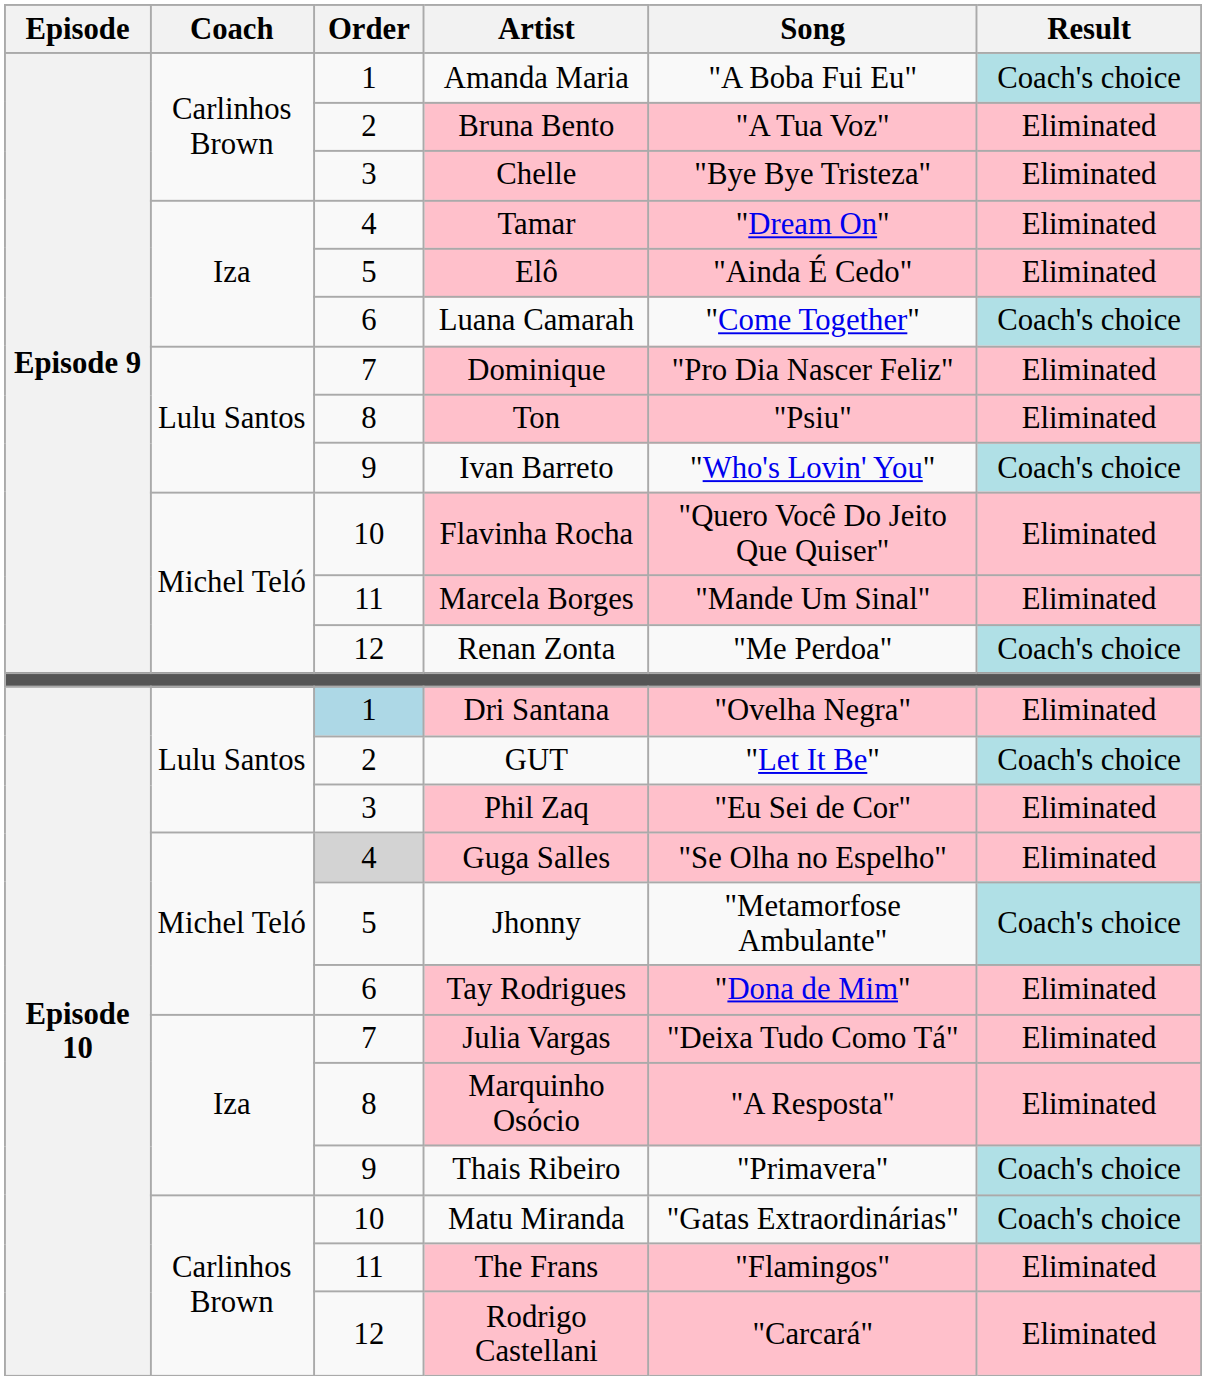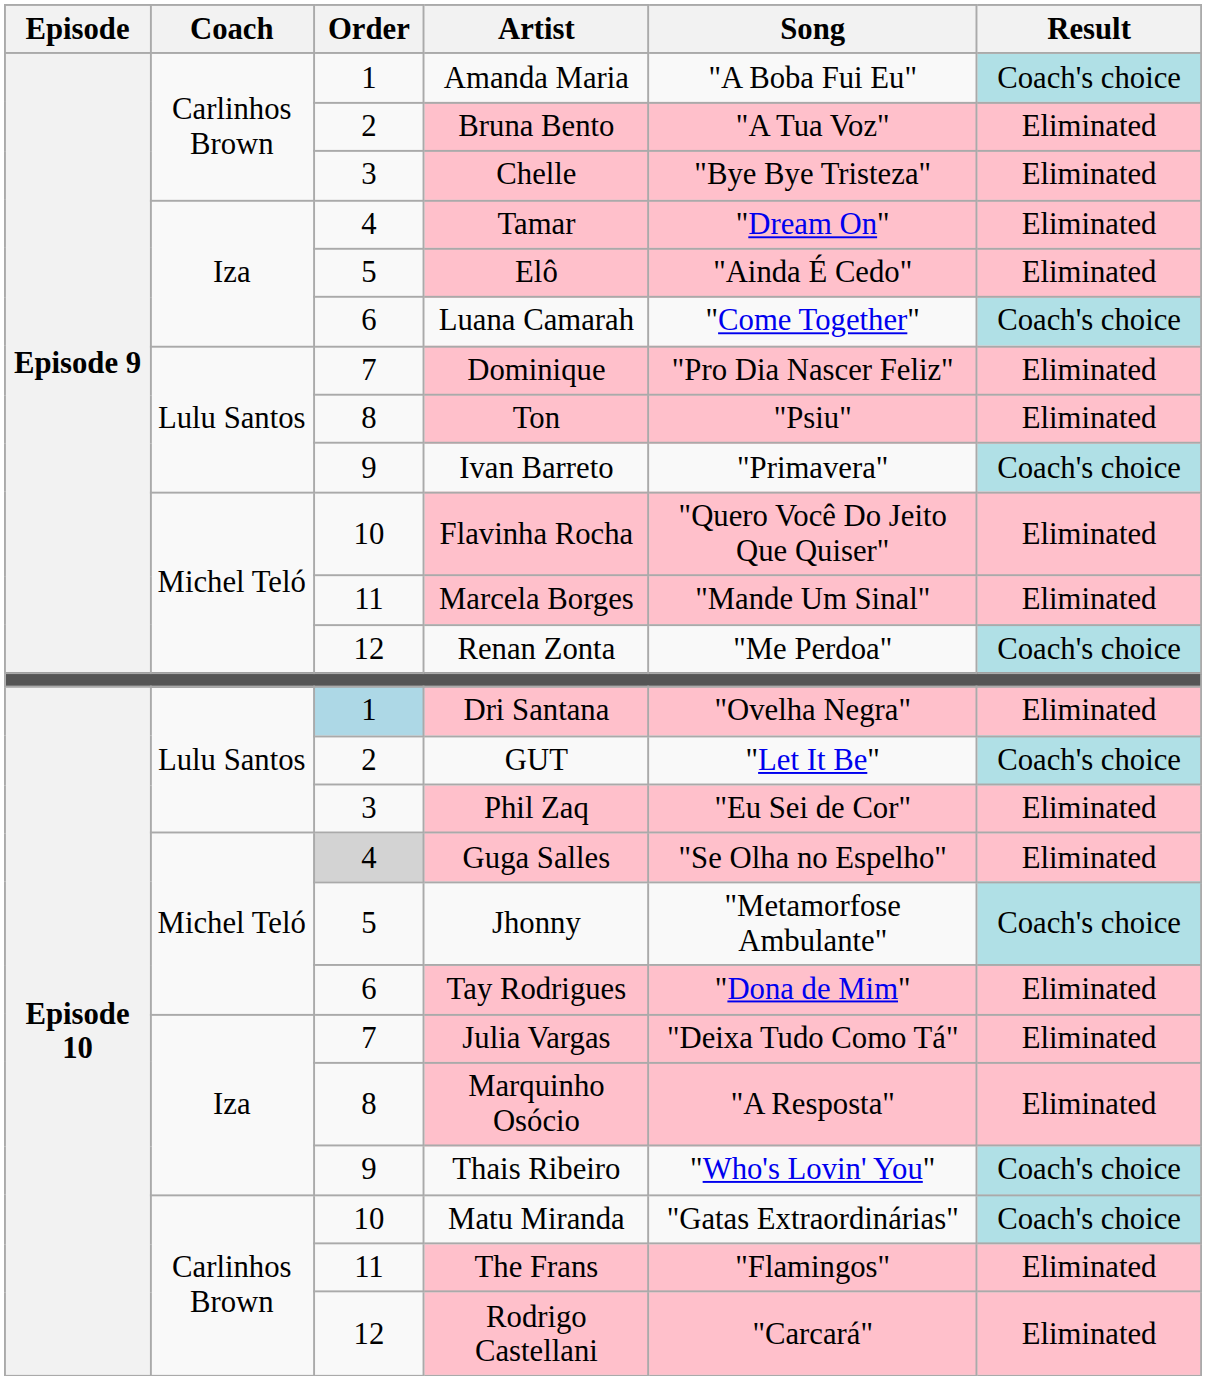(813, 467) "Who's Lovin' You" -> (813, 467) "Primavera"
(813, 1169) "Primavera" -> (813, 1169) "Who's Lovin' You"
